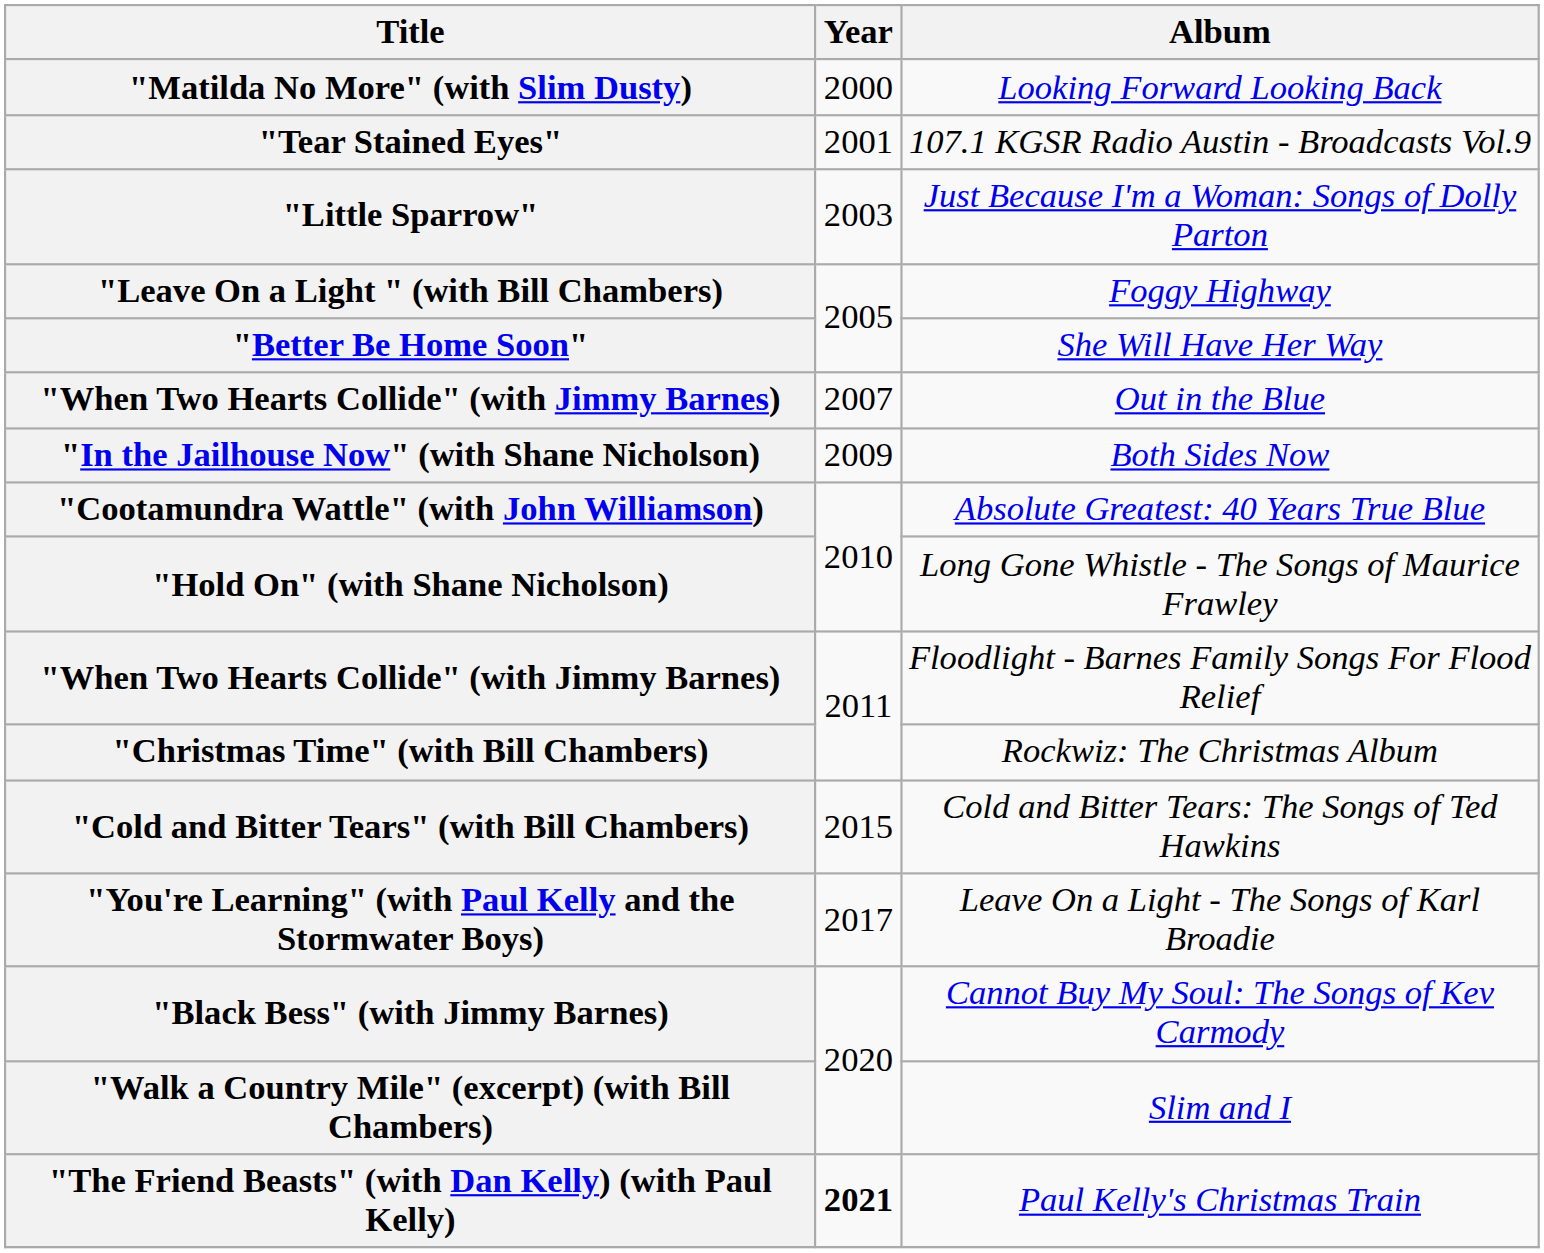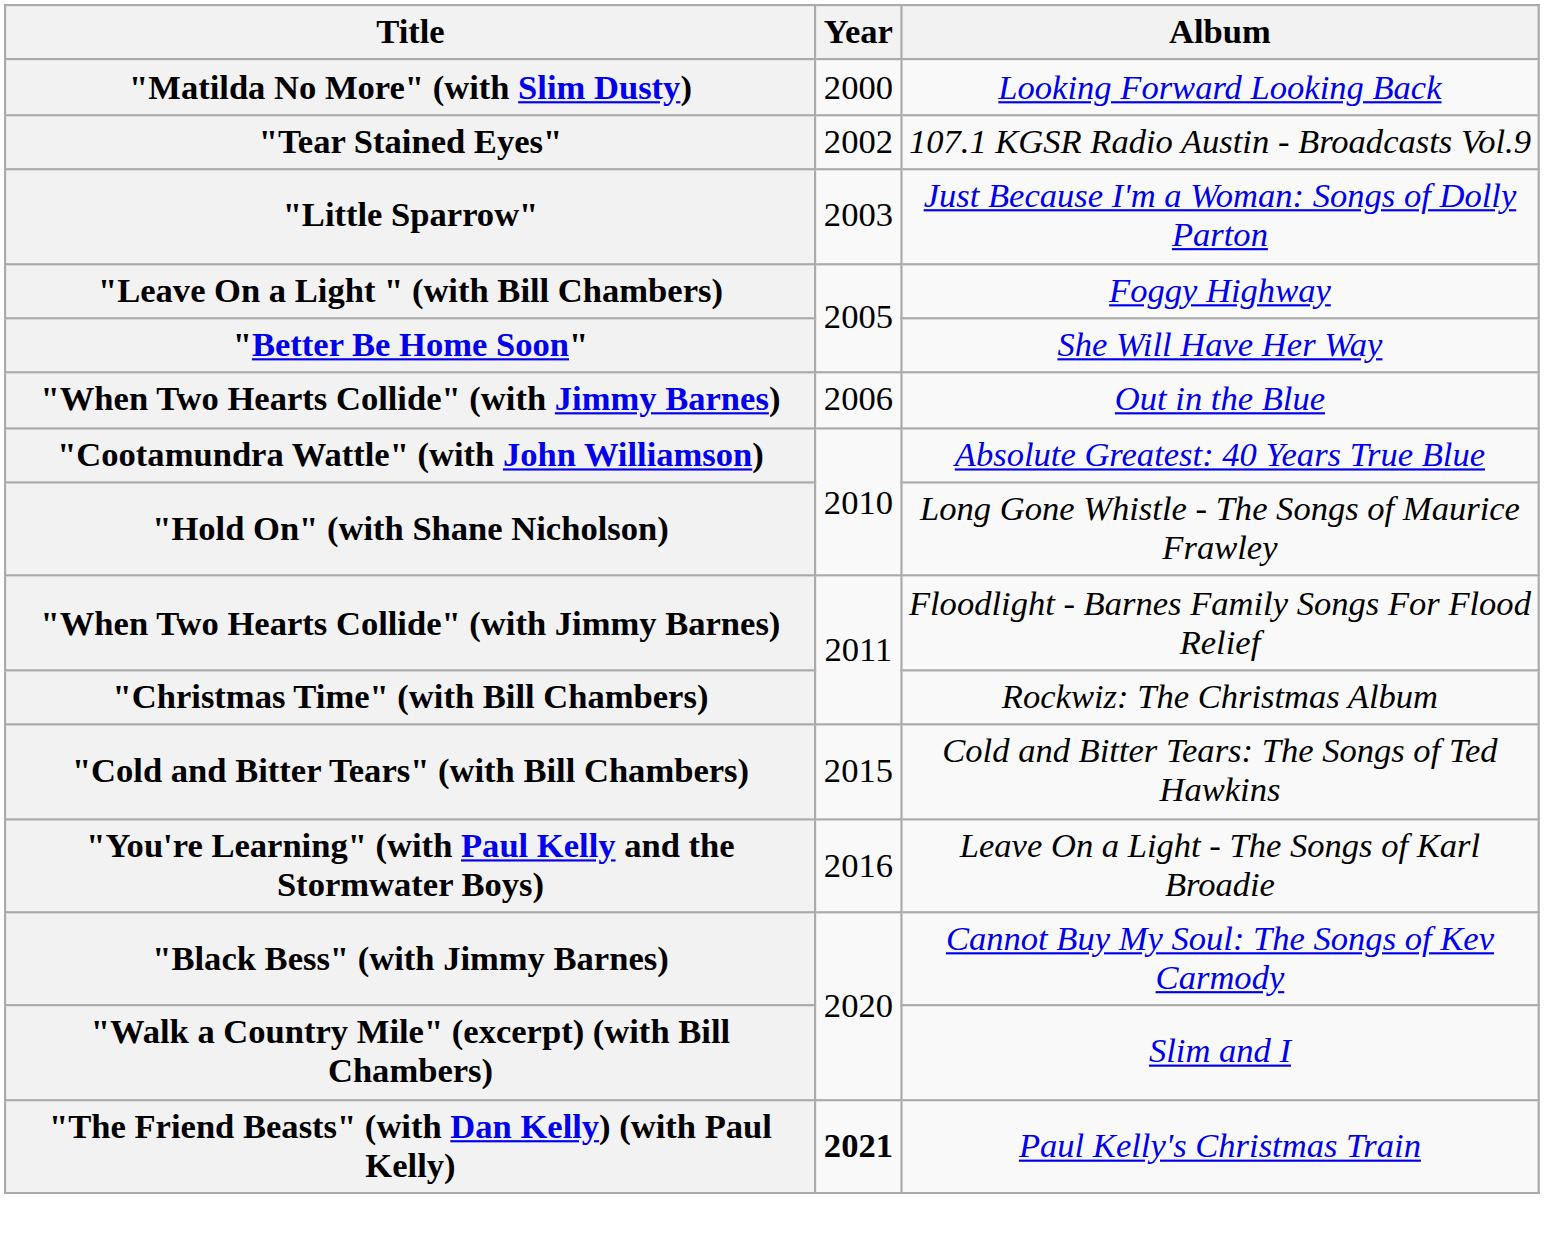(858, 141) 2001 -> (858, 141) 2002
(858, 399) 2007 -> (858, 399) 2006
- row: (1220, 454)
(858, 919) 2017 -> (858, 864) 2016
